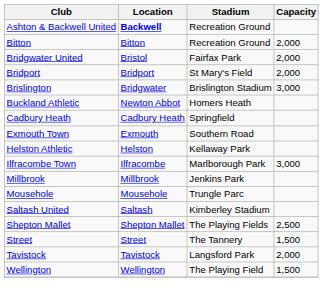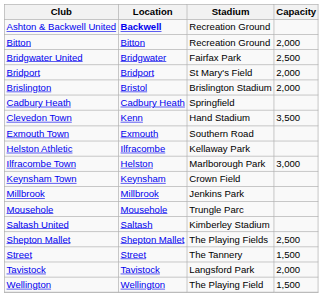(134, 58) Bristol -> (143, 58) Bridgwater
(288, 58) 2,000 -> (288, 58) 2,500
(143, 88) Bridgwater -> (134, 88) Bristol
(288, 88) 3,000 -> (288, 88) 2,000
- row: (43, 103)
+ row: (39, 118)
(137, 149) Helston -> (143, 149) Ilfracombe
(143, 164) Ilfracombe -> (137, 164) Helston
+ row: (42, 179)
